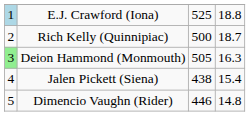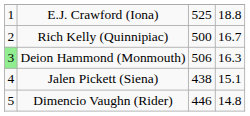(11, 15) lightblue background -> (11, 15) no background
(230, 36) 18.7 -> (230, 36) 16.7
(202, 57) 505 -> (202, 57) 506
(230, 79) 15.4 -> (230, 79) 15.1
